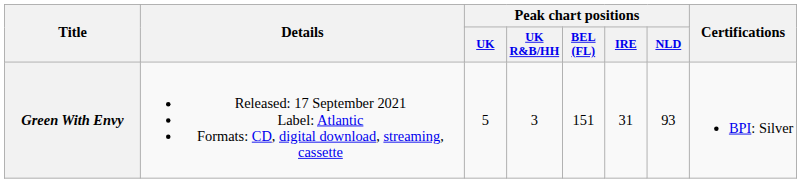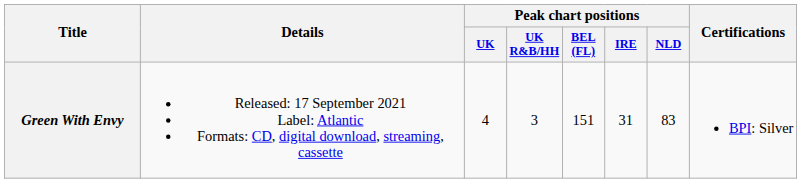(485, 120) 5 -> (485, 120) 4
(668, 120) 93 -> (668, 120) 83
